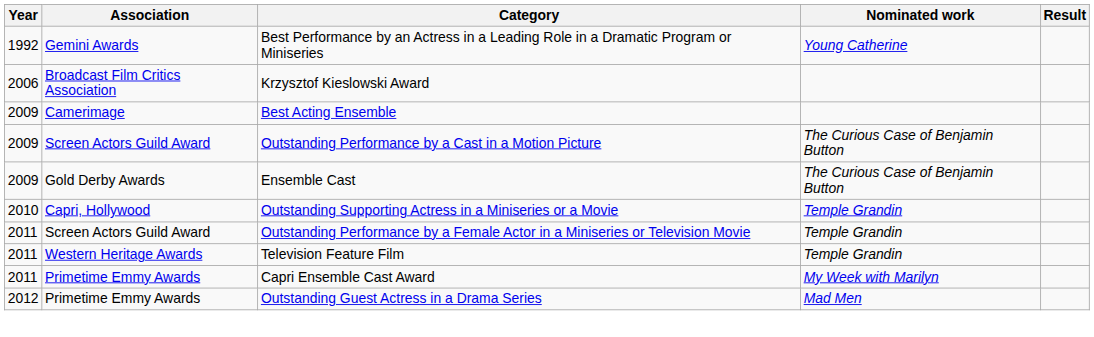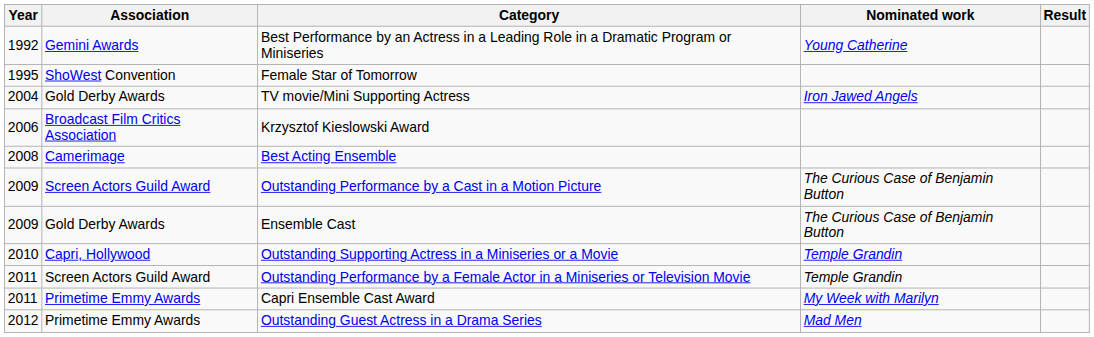+ row: (339, 75)
+ row: (365, 97)
(23, 113) 2009 -> (23, 157) 2008
- row: (332, 254)
